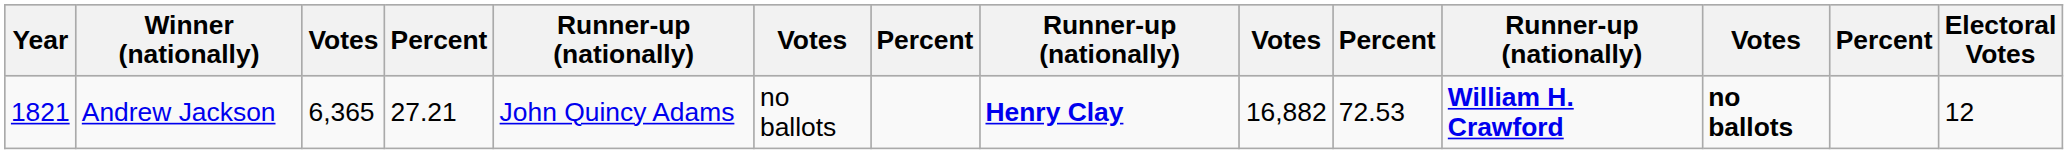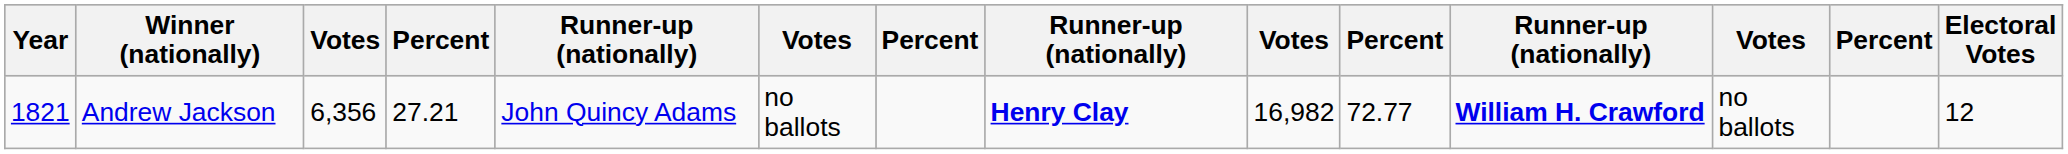(341, 111) 6,365 -> (343, 111) 6,356
(1286, 111) 16,882 -> (1294, 111) 16,982
(1372, 111) 72.53 -> (1380, 111) 72.77
(1751, 111) bold -> (1757, 111) normal
